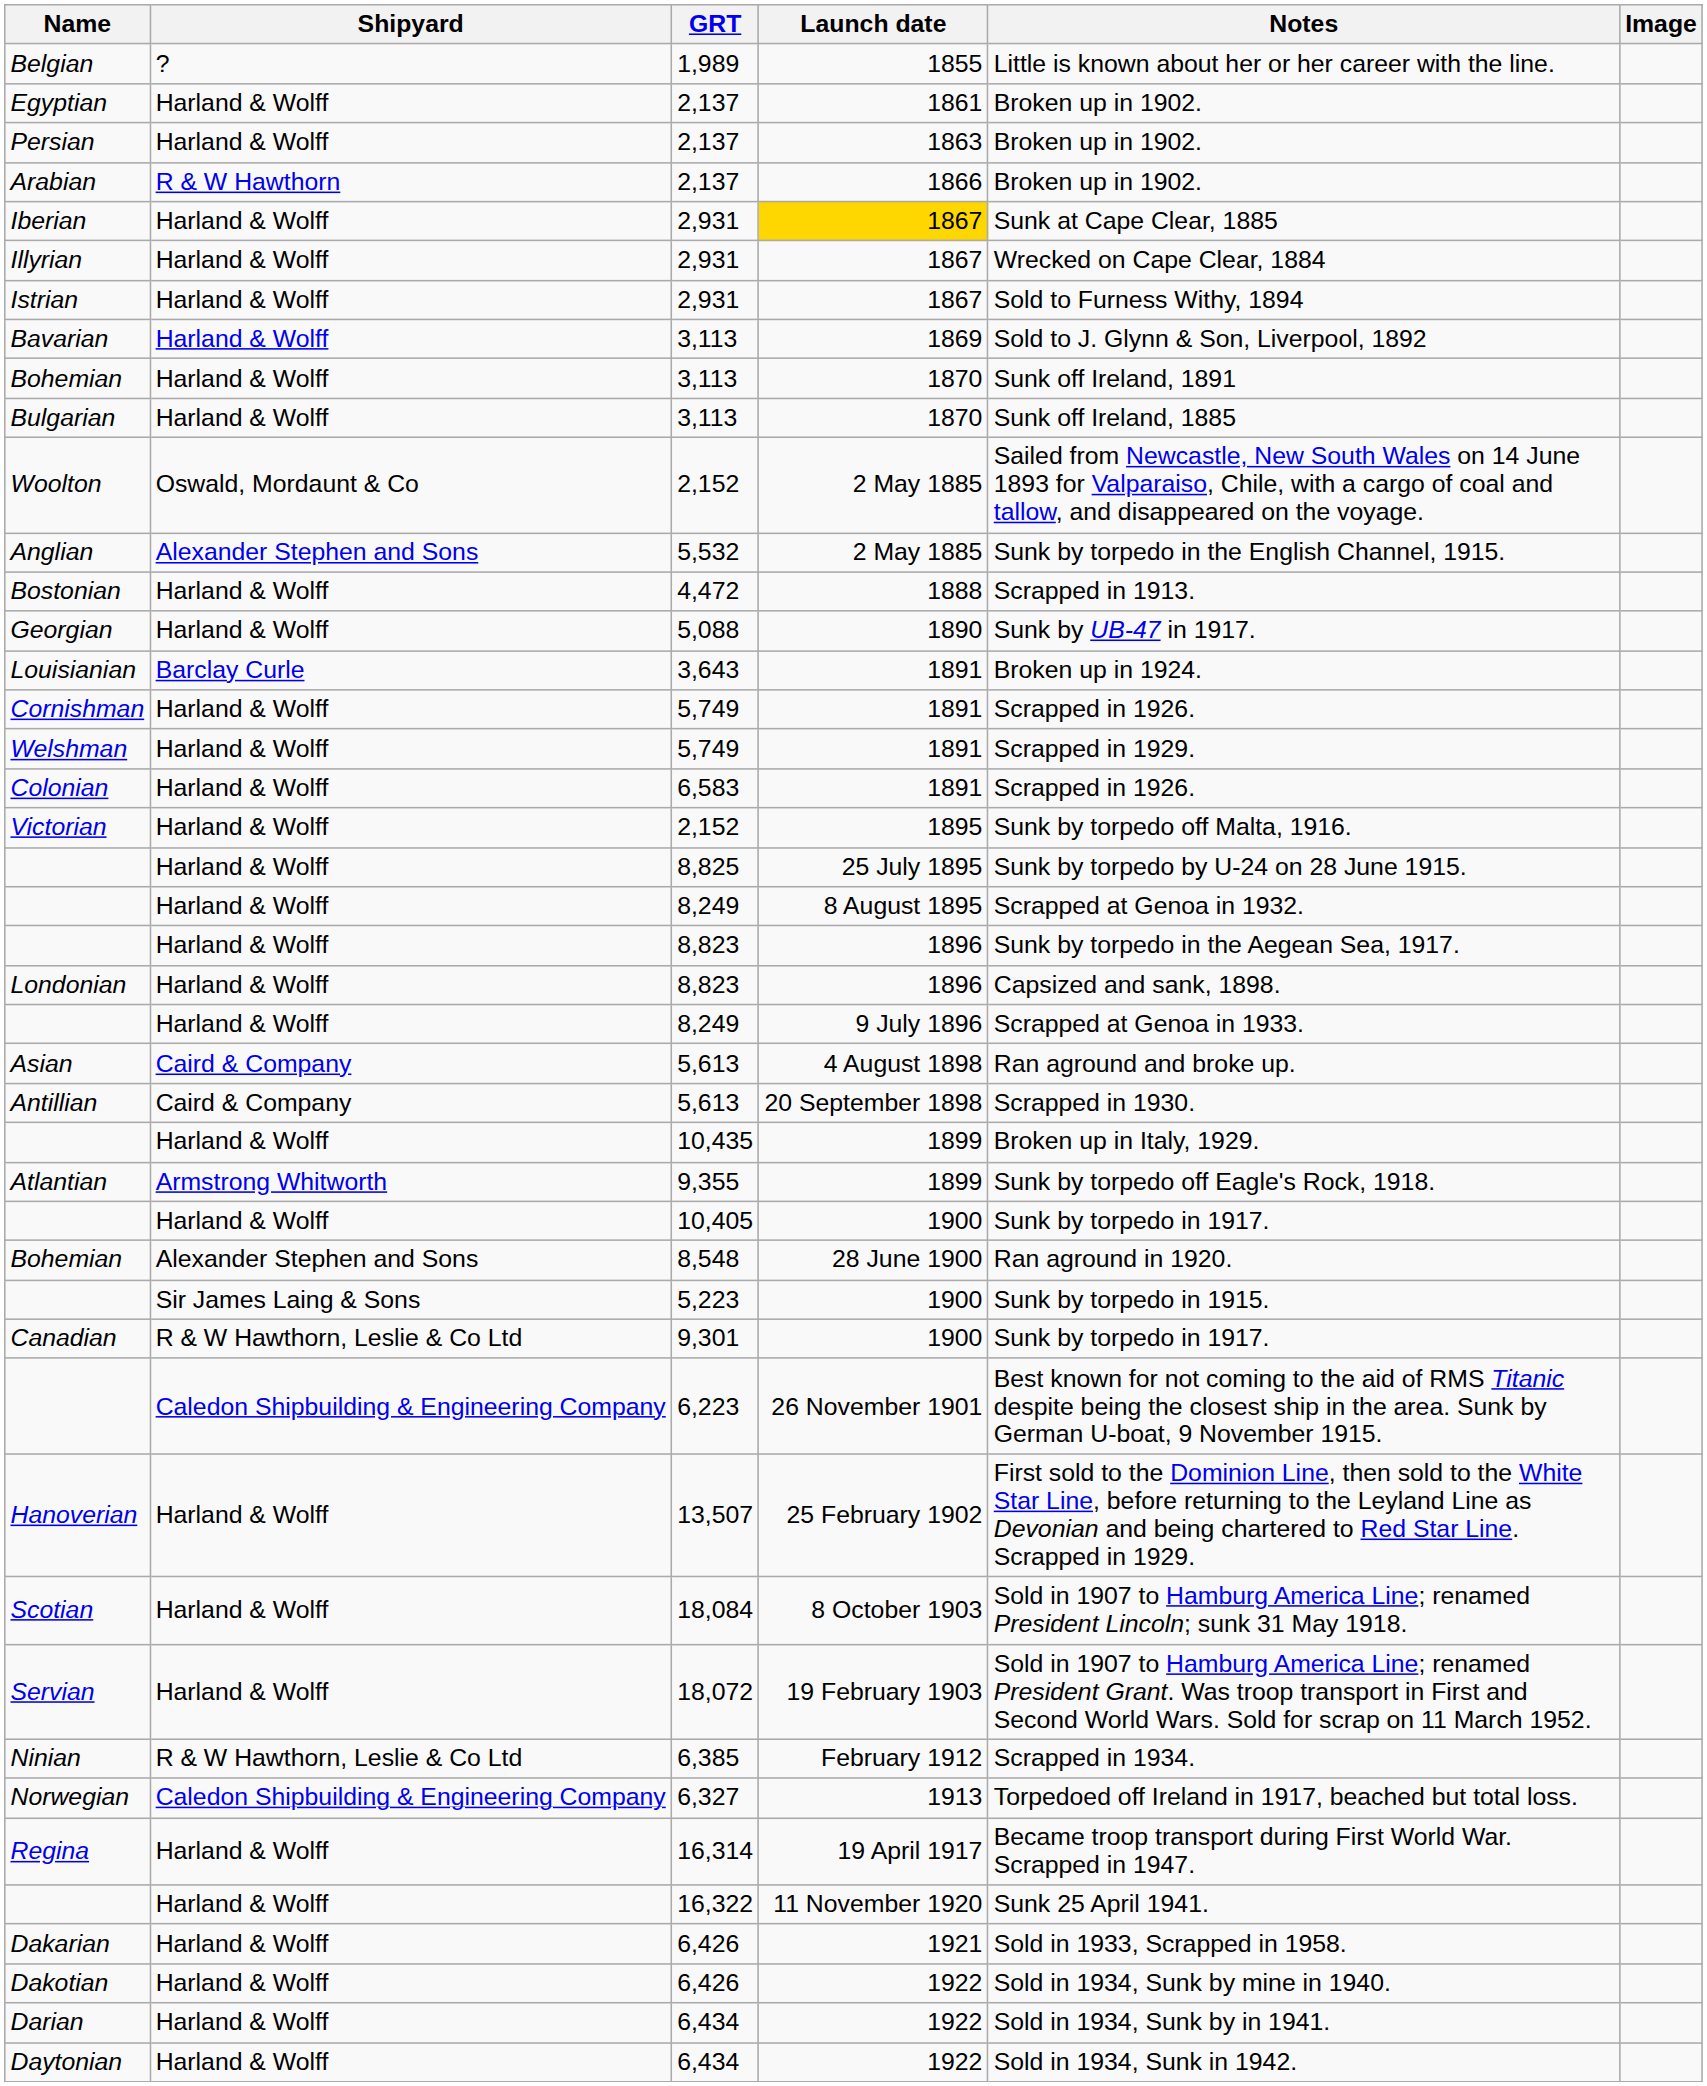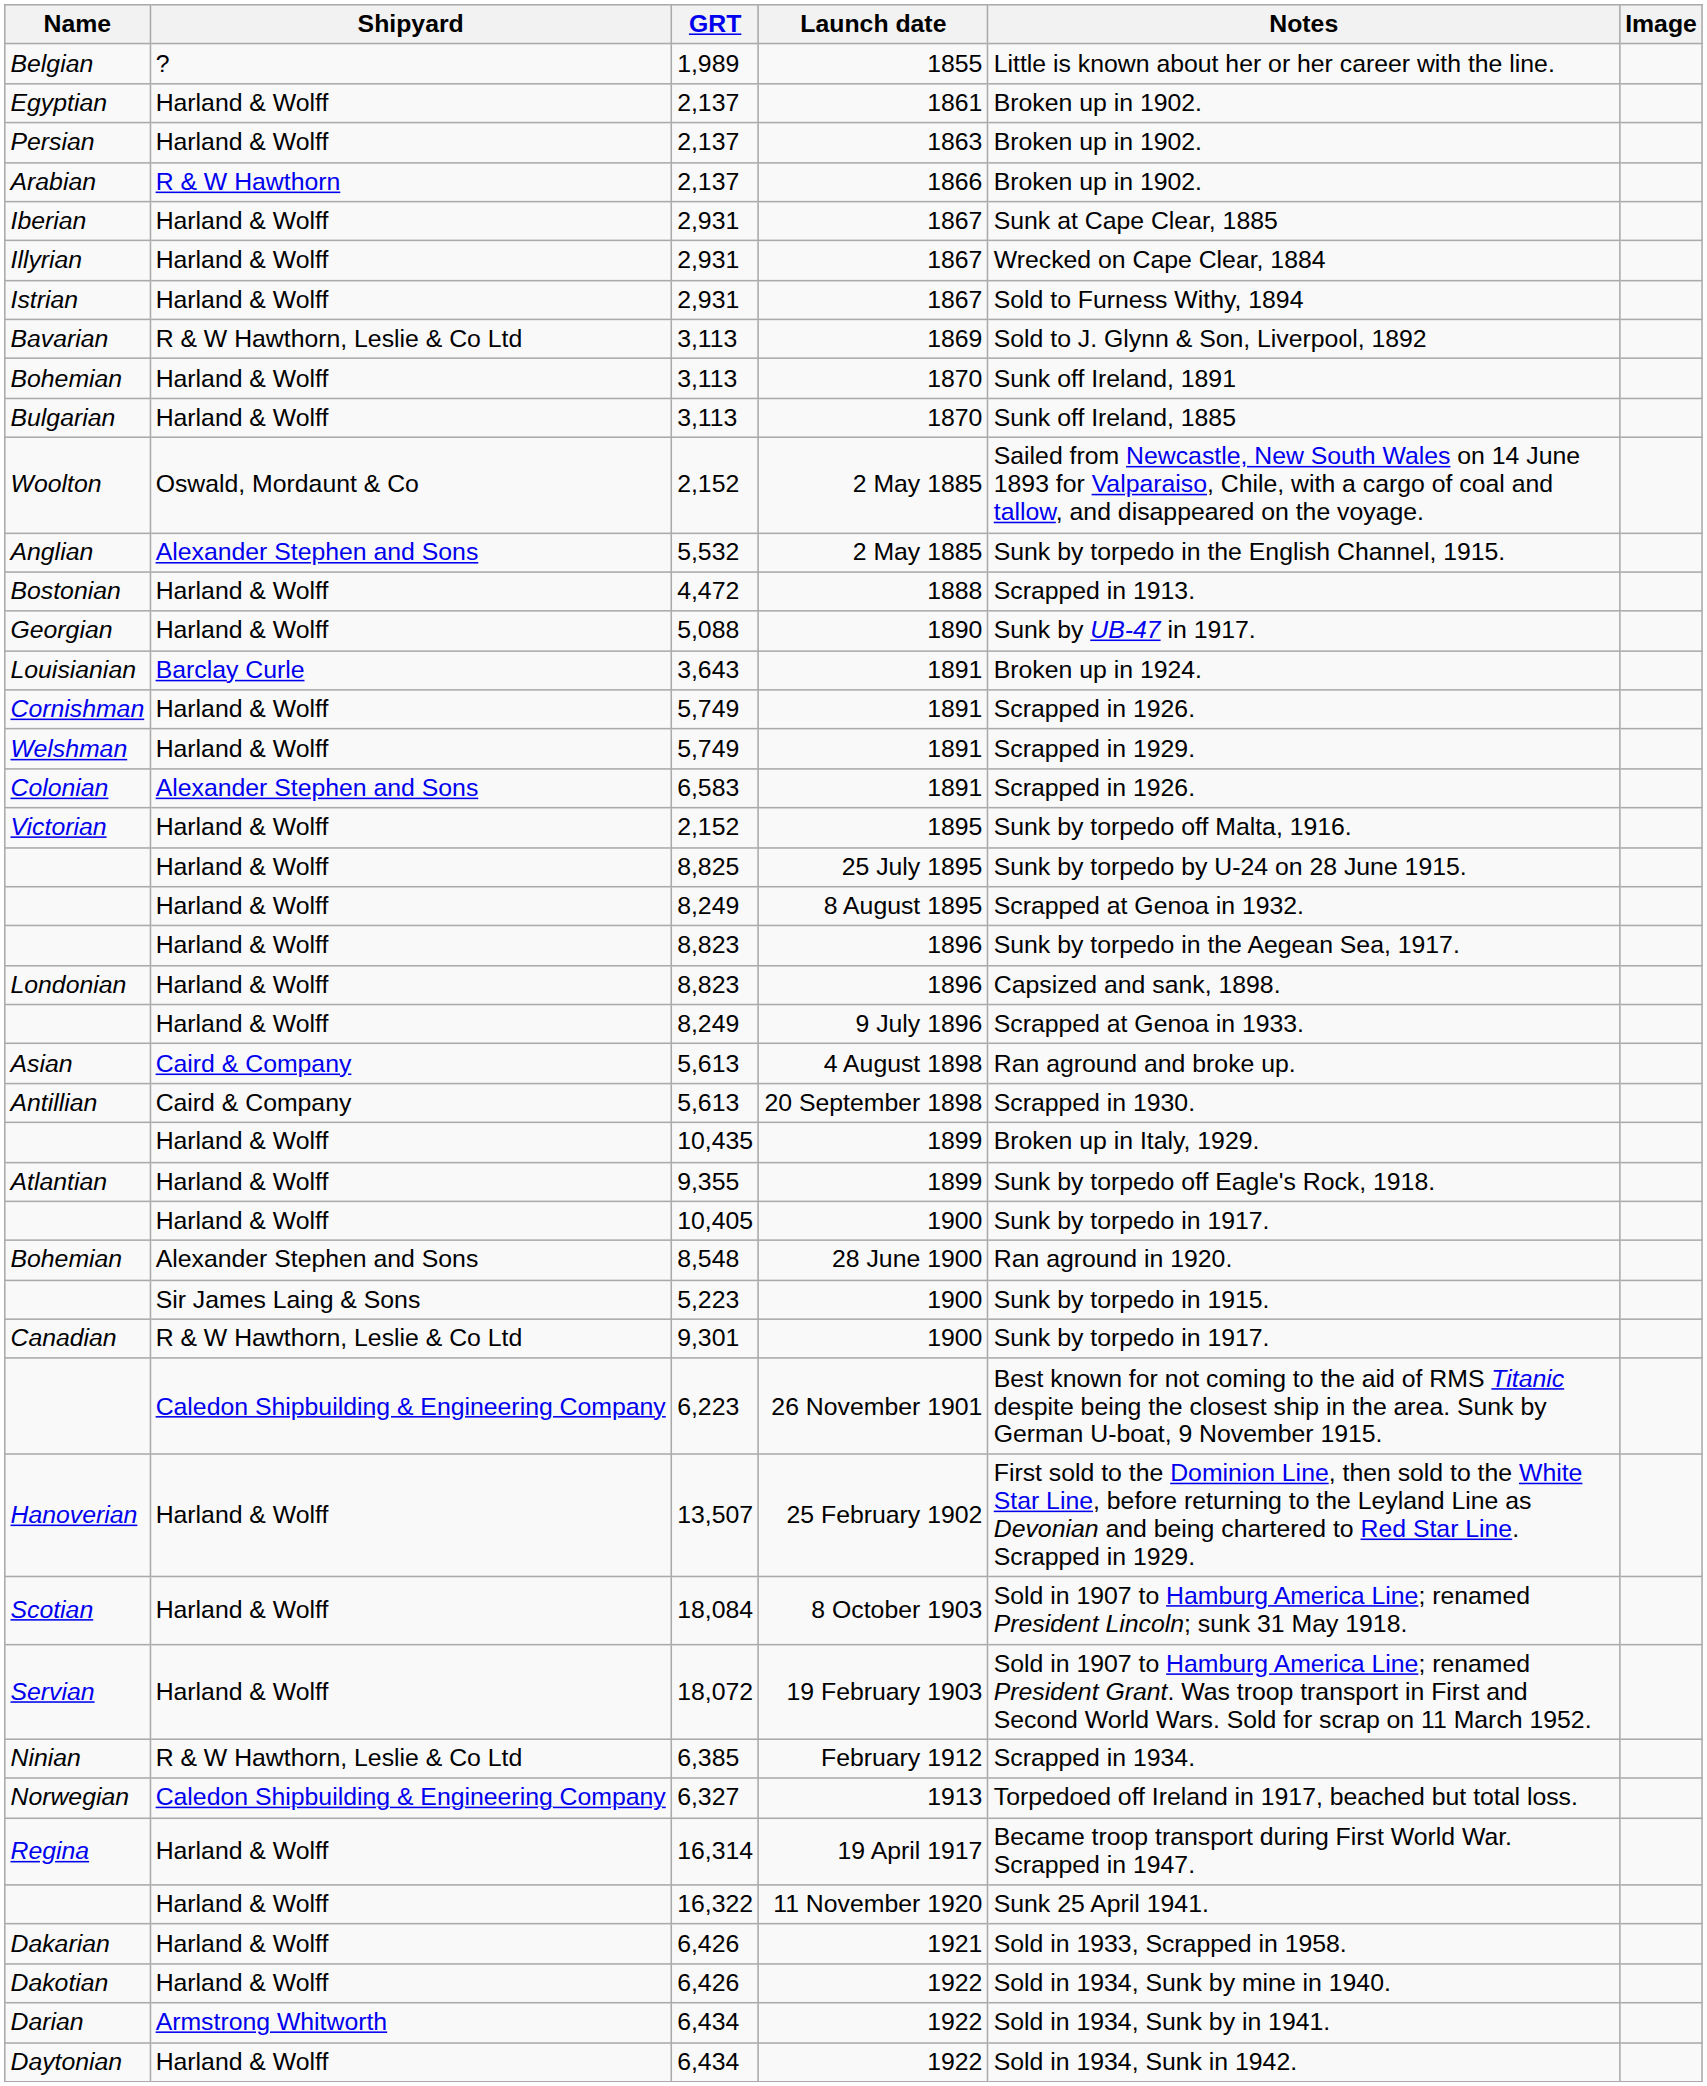(955, 220) gold background -> (955, 220) no background
(242, 338) Harland & Wolff -> (339, 338) R & W Hawthorn, Leslie & Co Ltd
(242, 787) Harland & Wolff -> (317, 787) Alexander Stephen and Sons
(271, 1181) Armstrong Whitworth -> (242, 1181) Harland & Wolff
(242, 2022) Harland & Wolff -> (271, 2022) Armstrong Whitworth
